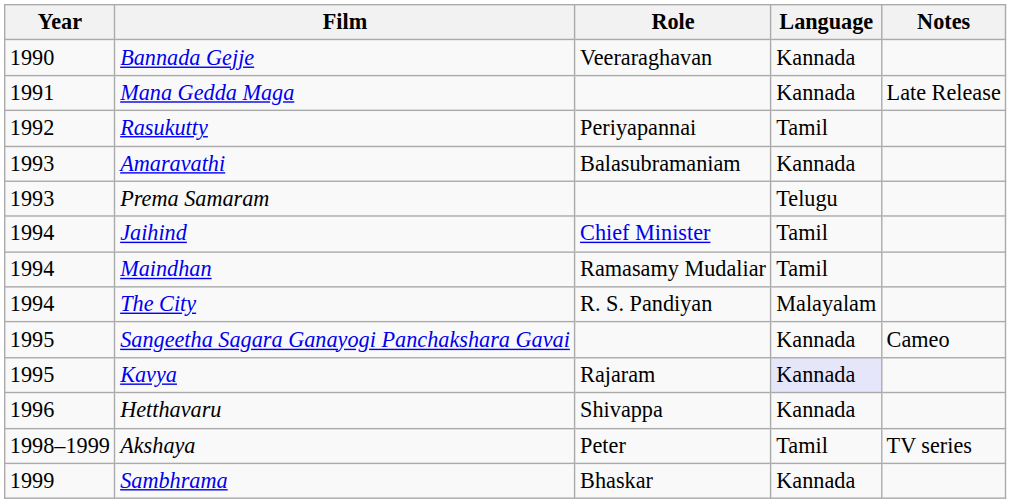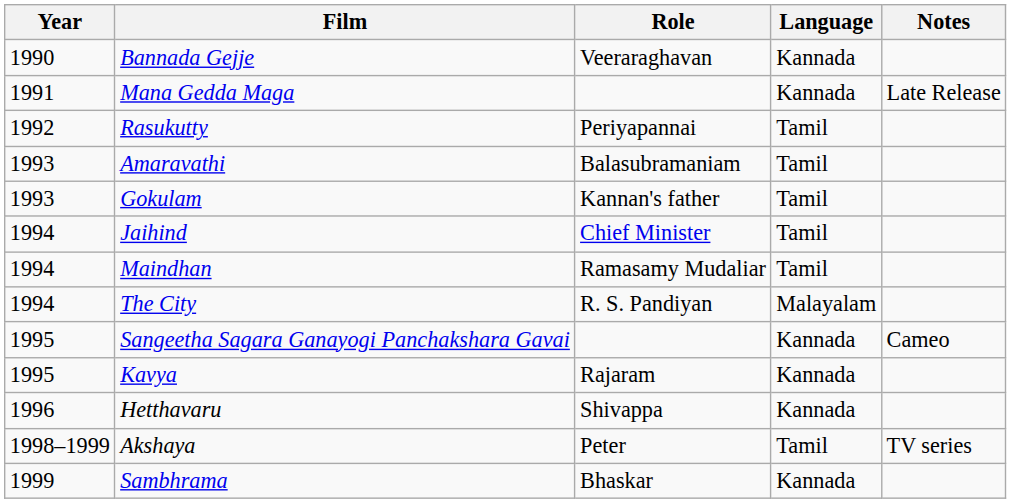(816, 163) Kannada -> (802, 163) Tamil
- row: (195, 198)
+ row: (161, 198)
(816, 374) lavender background -> (816, 374) no background
